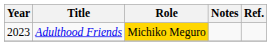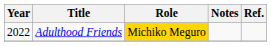(19, 31) 2023 -> (19, 31) 2022
